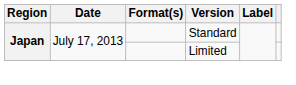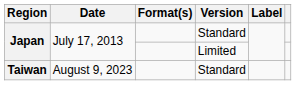+ row: (27, 70)
